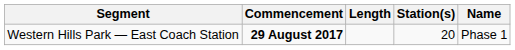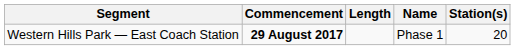columns swapped: (426, 14) <-> (484, 14)
